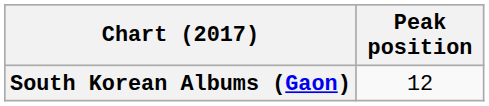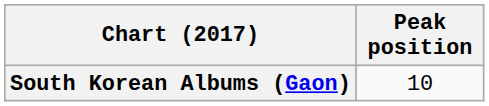(420, 83) 12 -> (420, 83) 10
